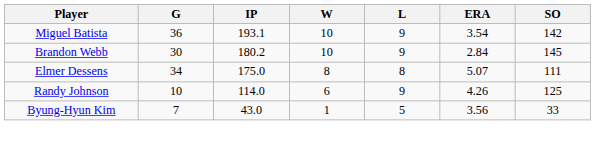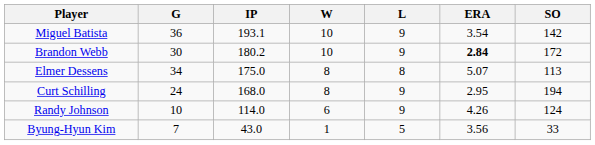(477, 52) normal -> (477, 52) bold
(553, 52) 145 -> (553, 52) 172
(553, 71) 111 -> (553, 71) 113
+ row: (71, 91)
(553, 91) 125 -> (553, 110) 124
